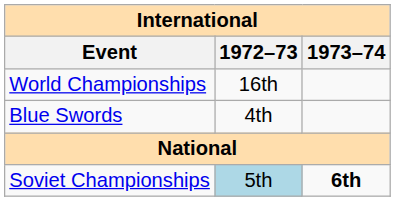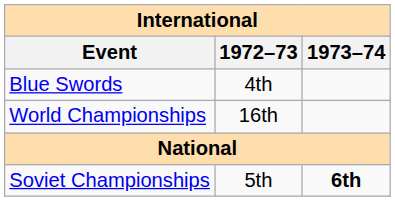rows swapped: (108, 84) <-> (66, 116)
(258, 180) lightblue background -> (258, 180) no background
